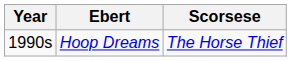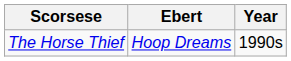columns swapped: (30, 17) <-> (225, 17)
